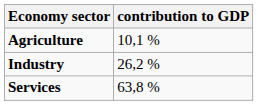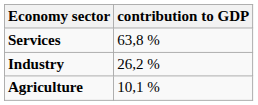rows swapped: (45, 40) <-> (34, 87)
